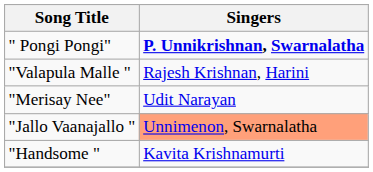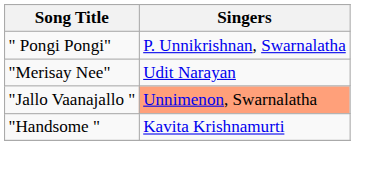(254, 45) bold -> (244, 45) normal
- row: (70, 72)
